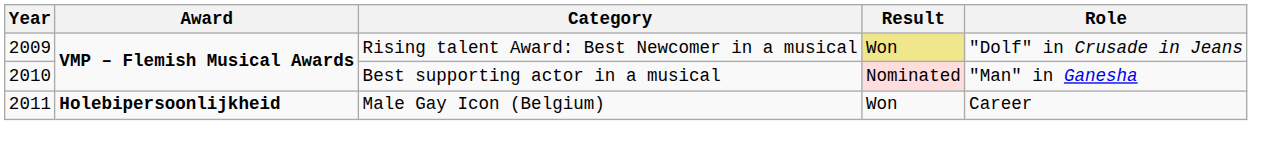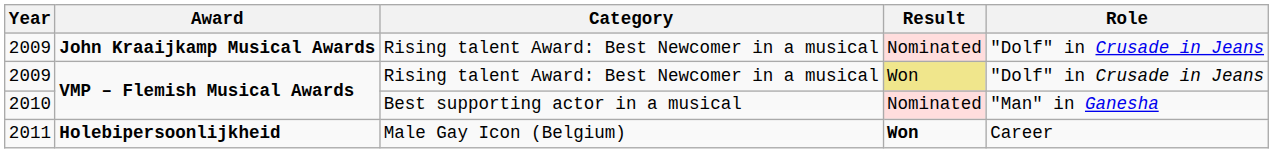+ row: (30, 48)
(882, 105) normal -> (903, 133) bold
